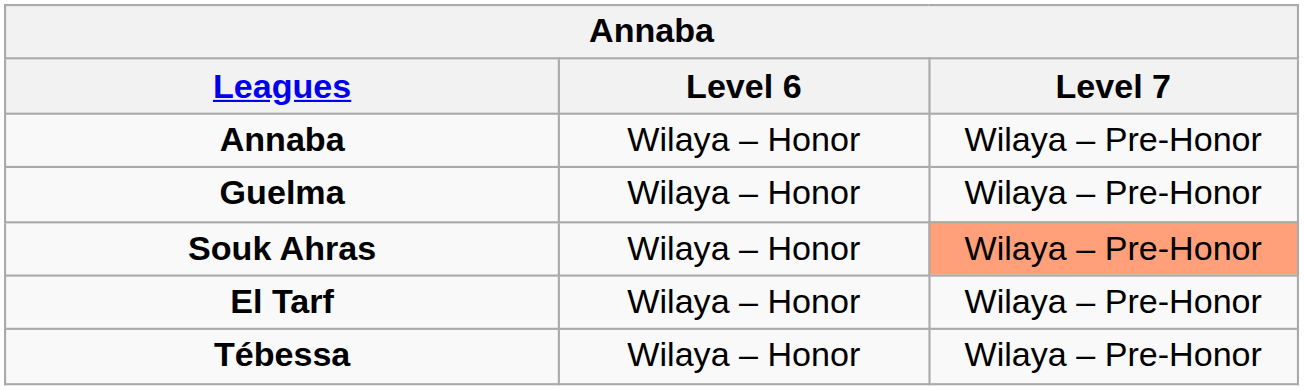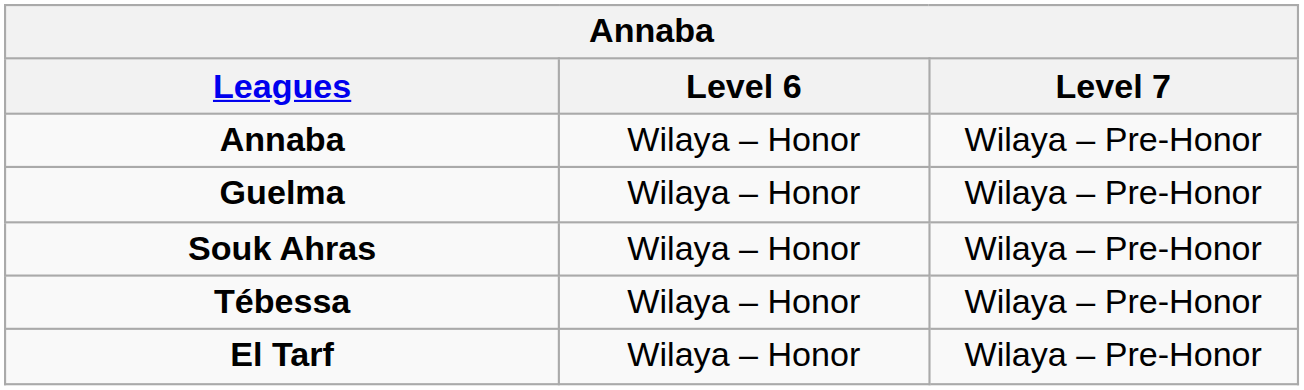(1113, 247) lightsalmon background -> (1113, 247) no background
rows swapped: (282, 355) <-> (282, 301)
